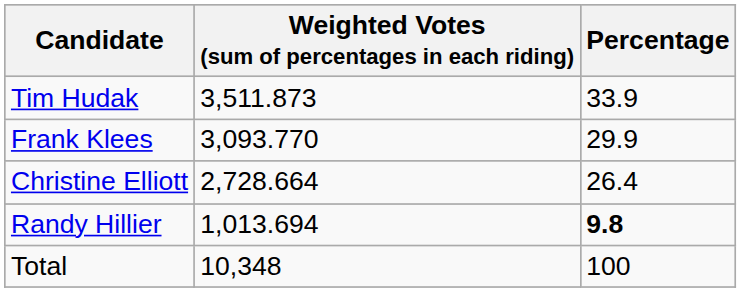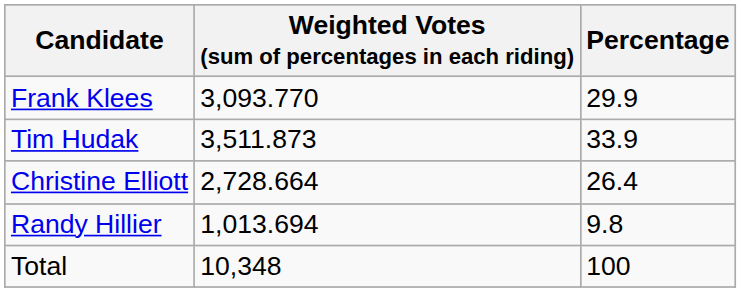rows swapped: (75, 97) <-> (82, 139)
(605, 223) bold -> (605, 223) normal
